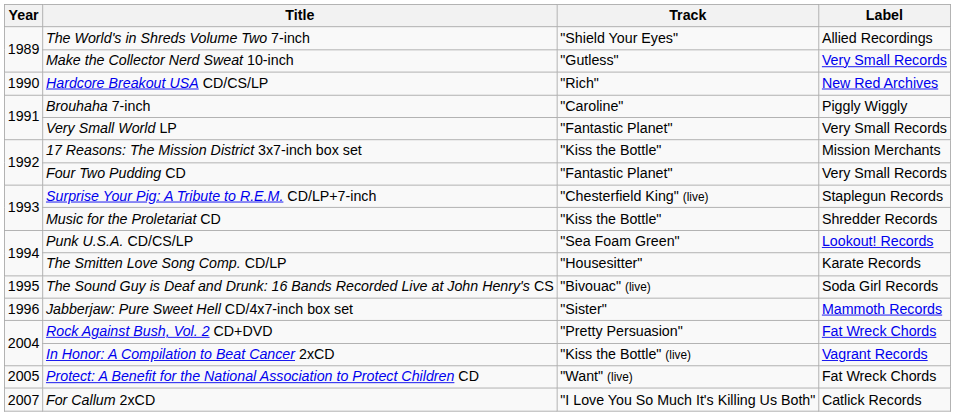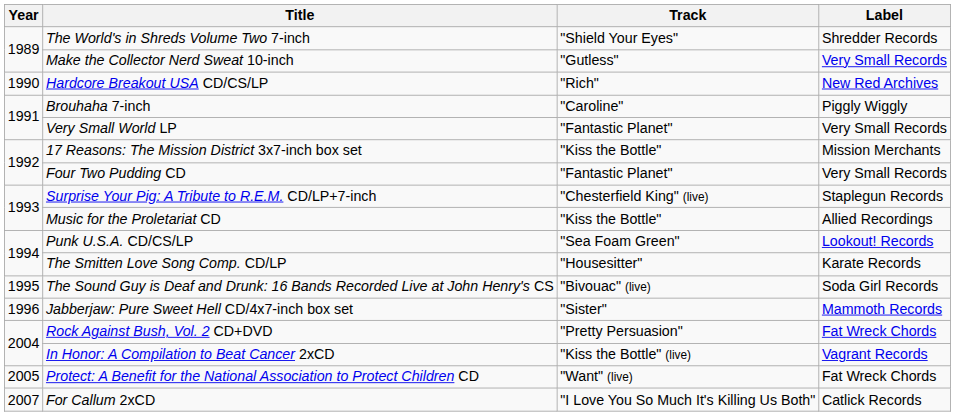(877, 38) Allied Recordings -> (880, 38) Shredder Records
(880, 219) Shredder Records -> (877, 219) Allied Recordings
